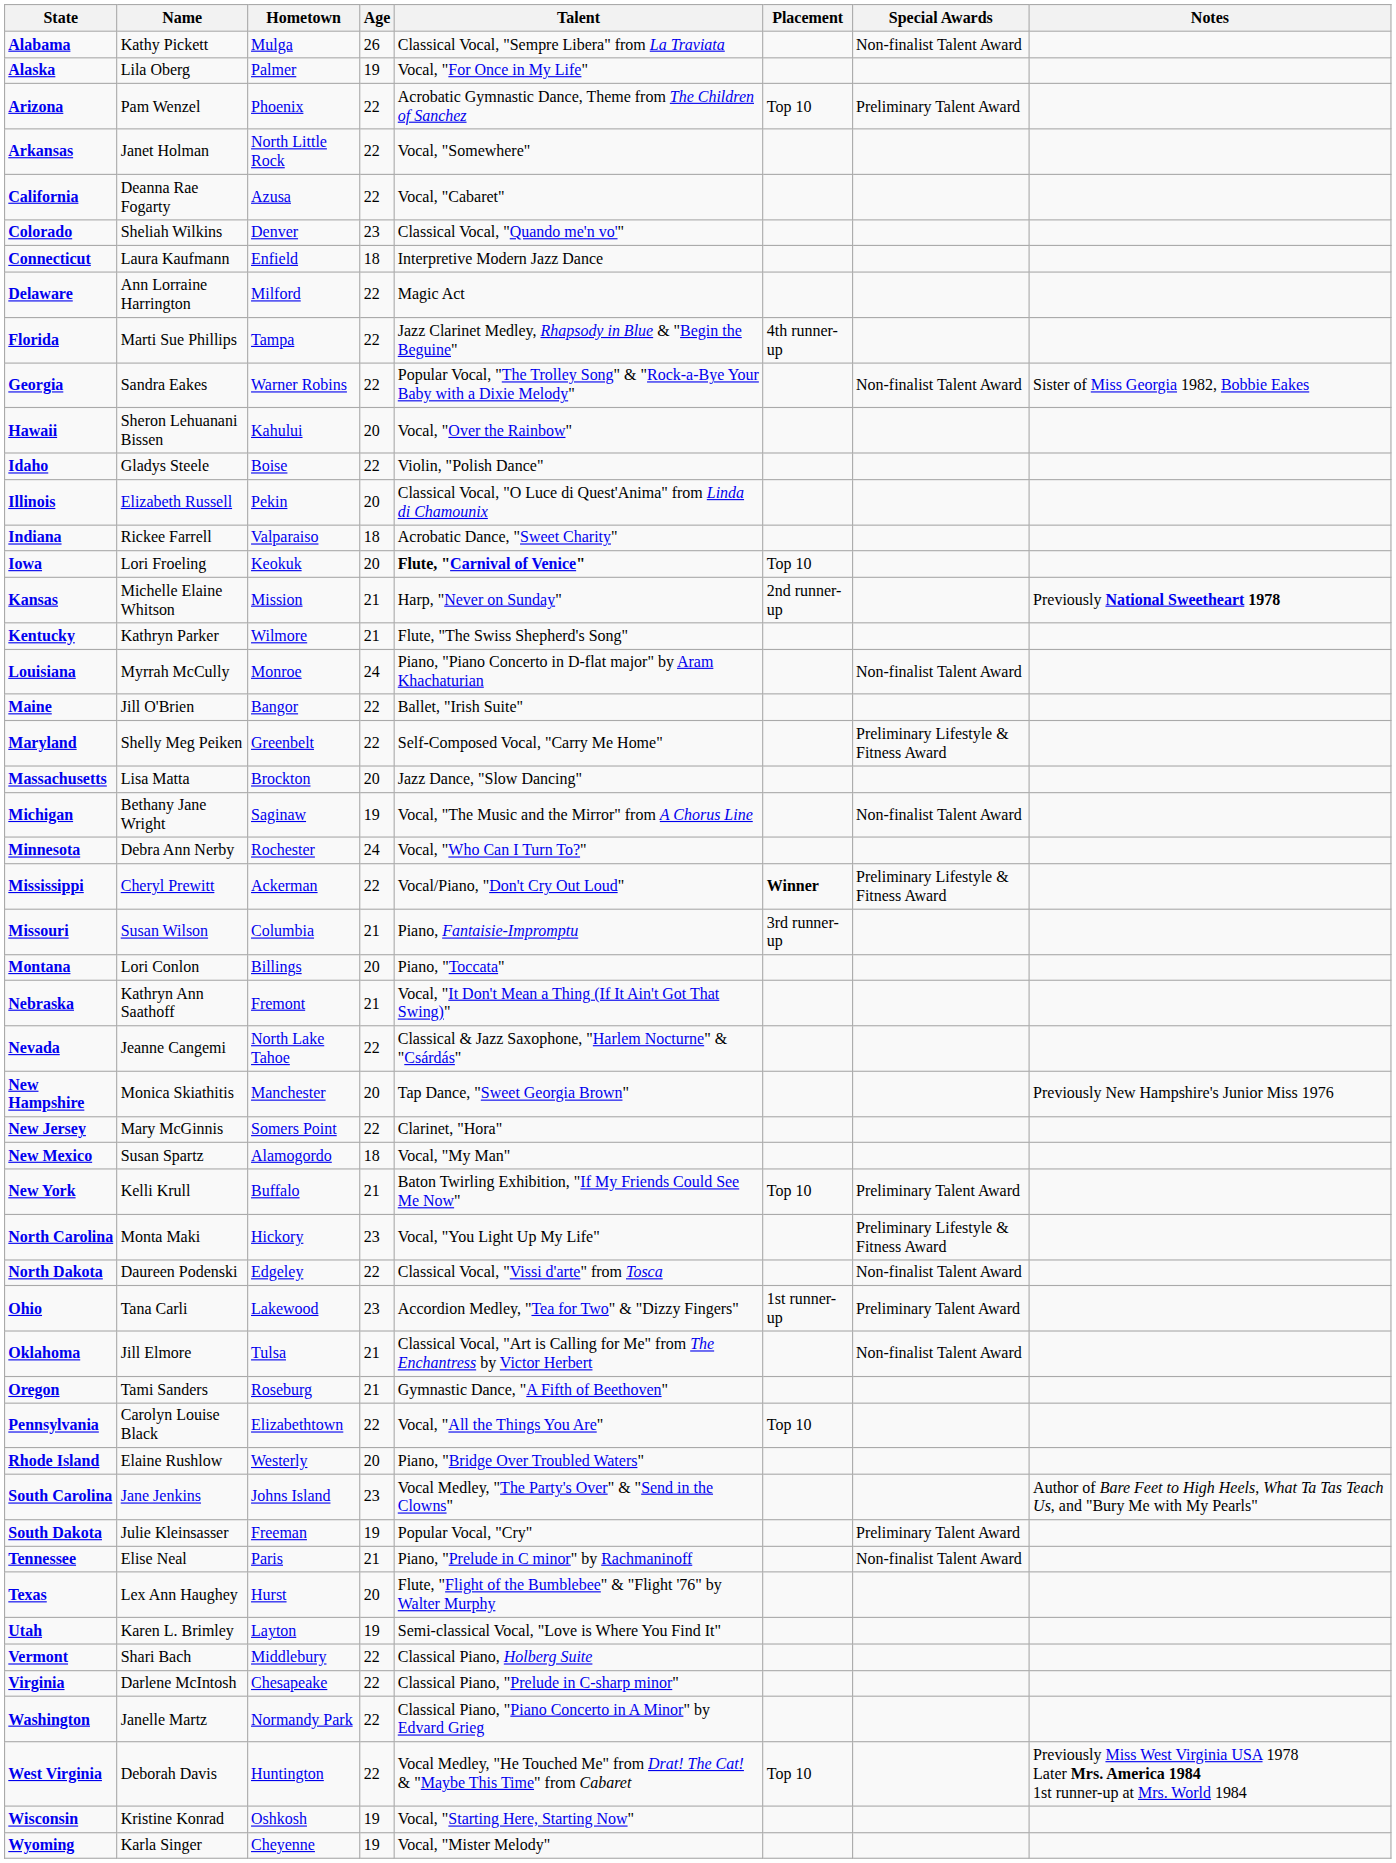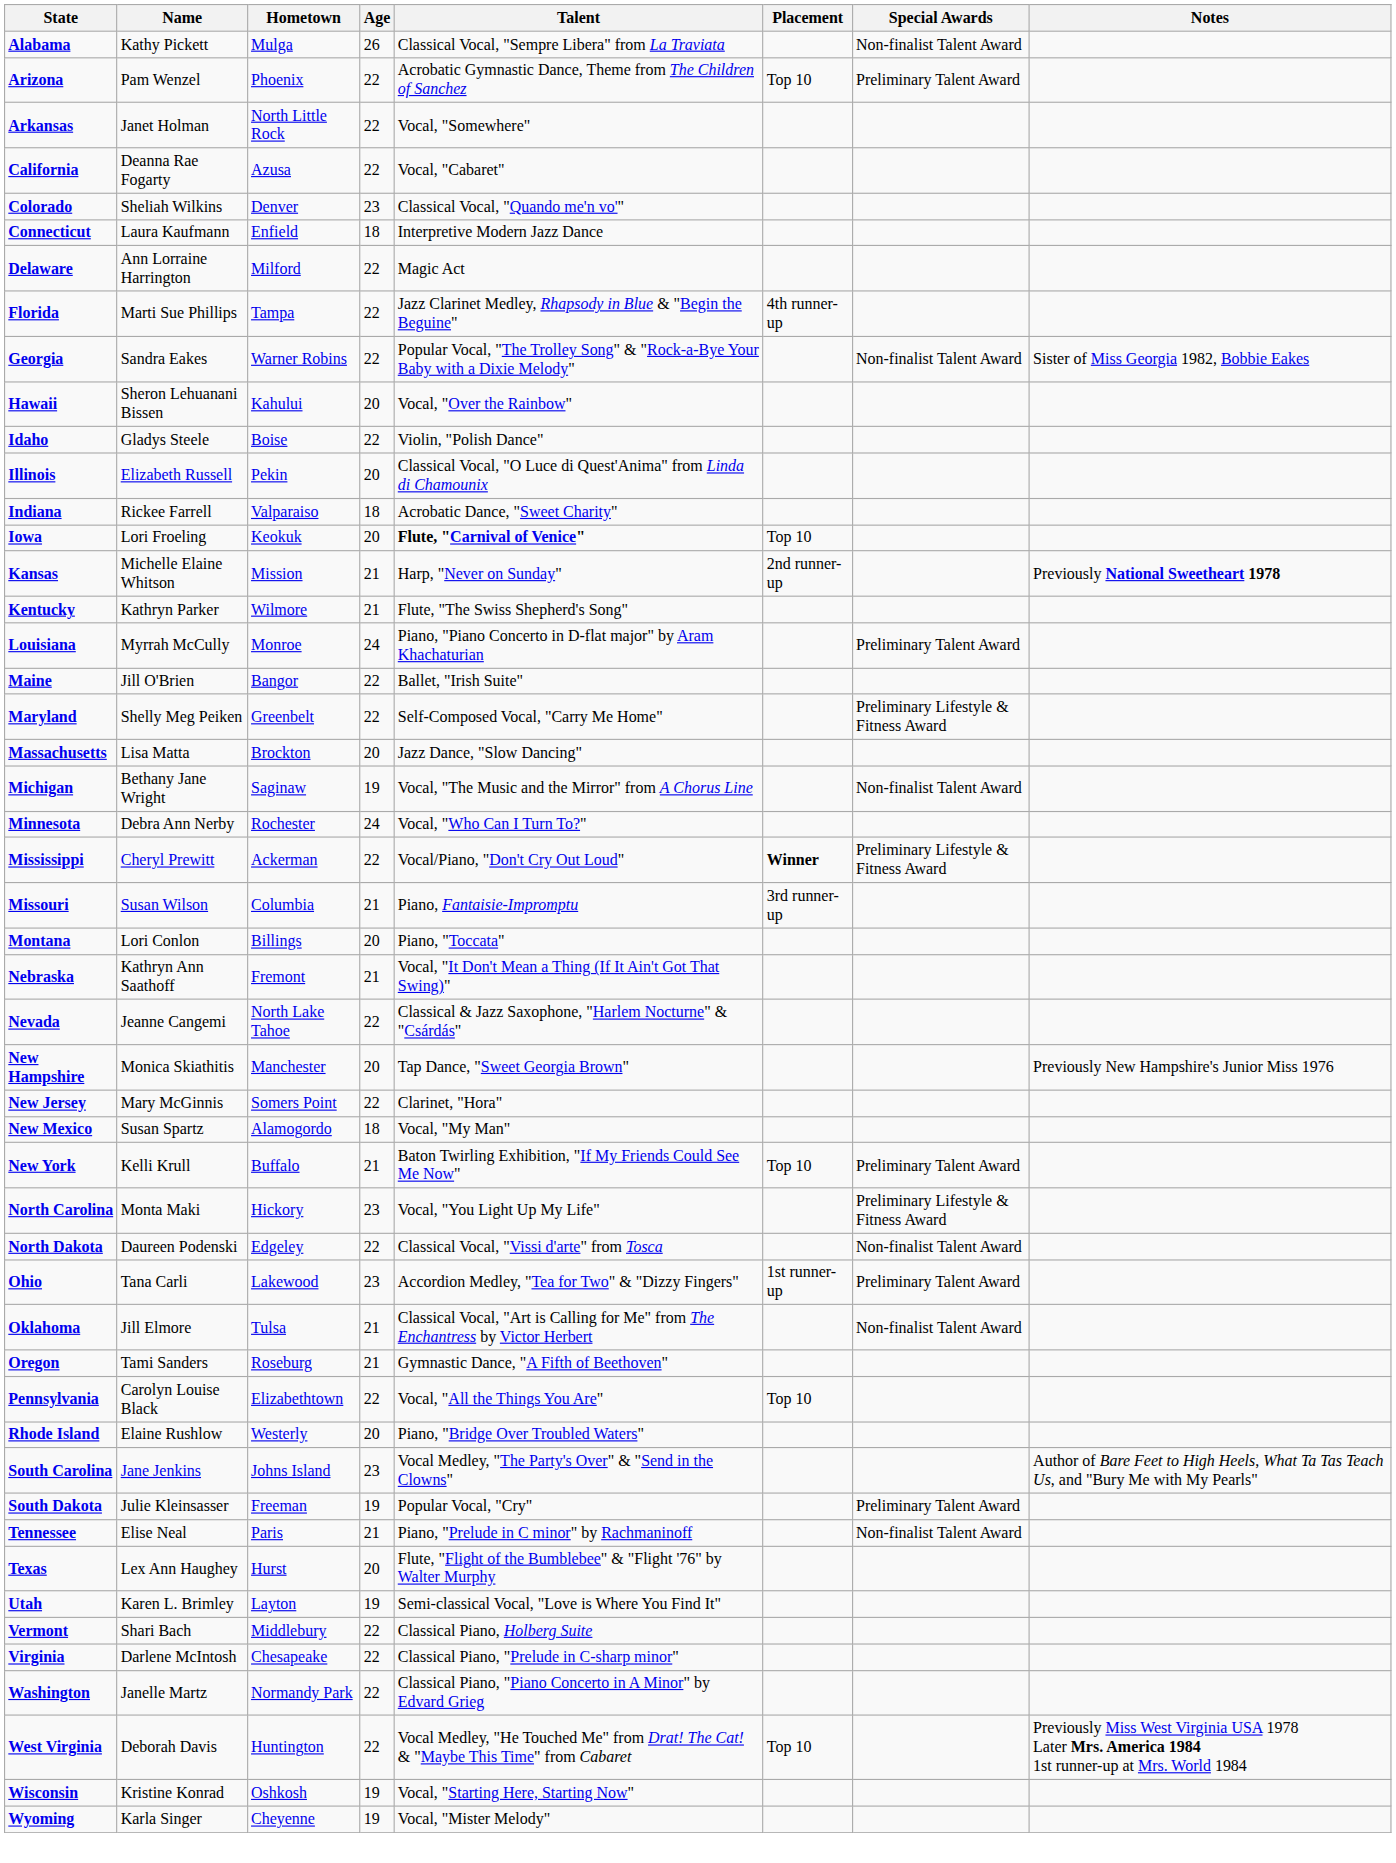- row: (32, 70)
(939, 671) Non-finalist Talent Award -> (938, 645) Preliminary Talent Award
